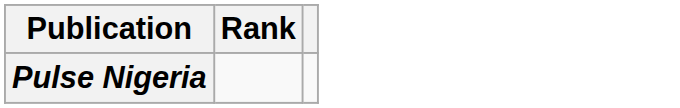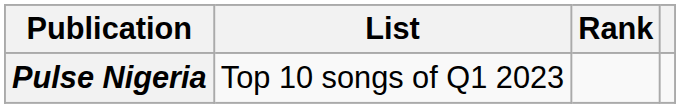+ column: (392, 28)
